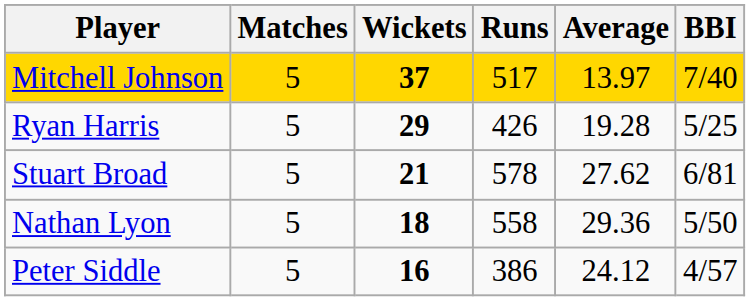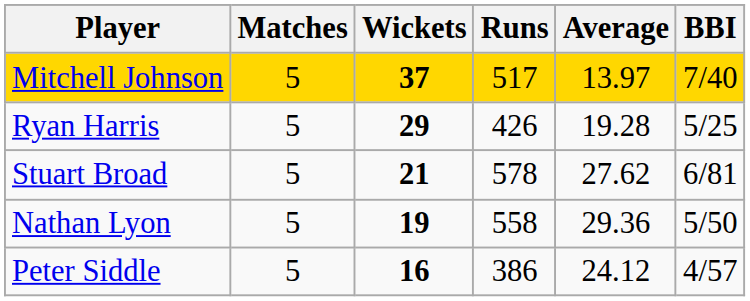(414, 222) 18 -> (414, 222) 19
